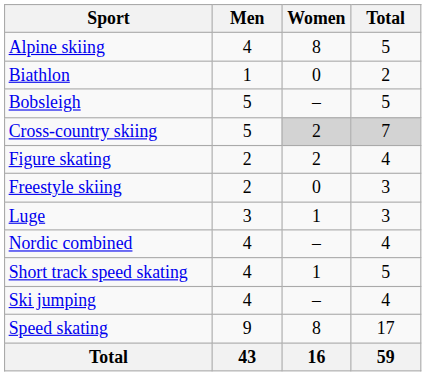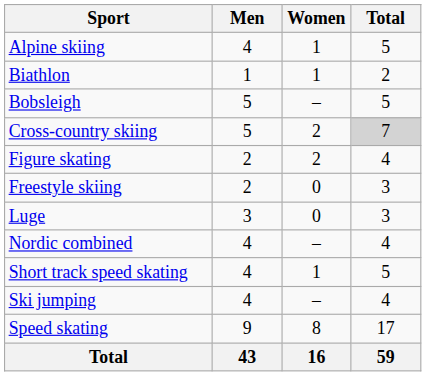(316, 46) 8 -> (316, 46) 1
(316, 74) 0 -> (316, 74) 1
(316, 131) lightgrey background -> (316, 131) no background
(316, 215) 1 -> (316, 215) 0
